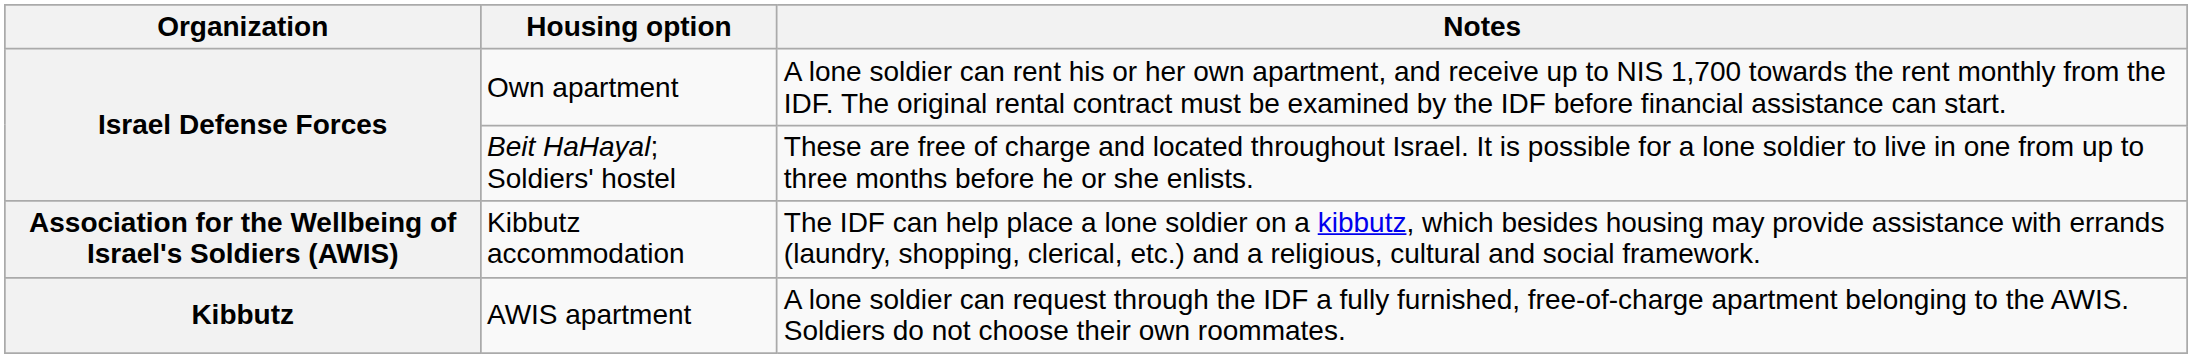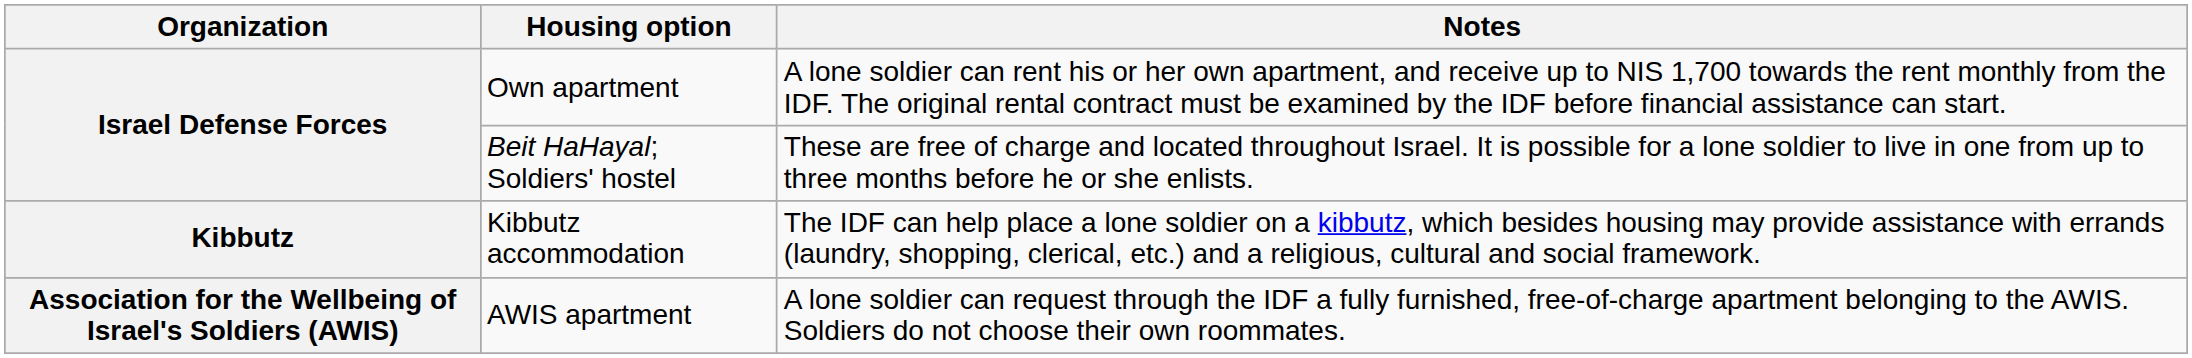(243, 238) Association for the Wellbeing of Israel's Soldiers (AWIS) -> (243, 238) Kibbutz
(243, 314) Kibbutz -> (243, 314) Association for the Wellbeing of Israel's Soldiers (AWIS)
